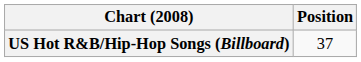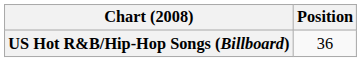(325, 43) 37 -> (325, 43) 36
